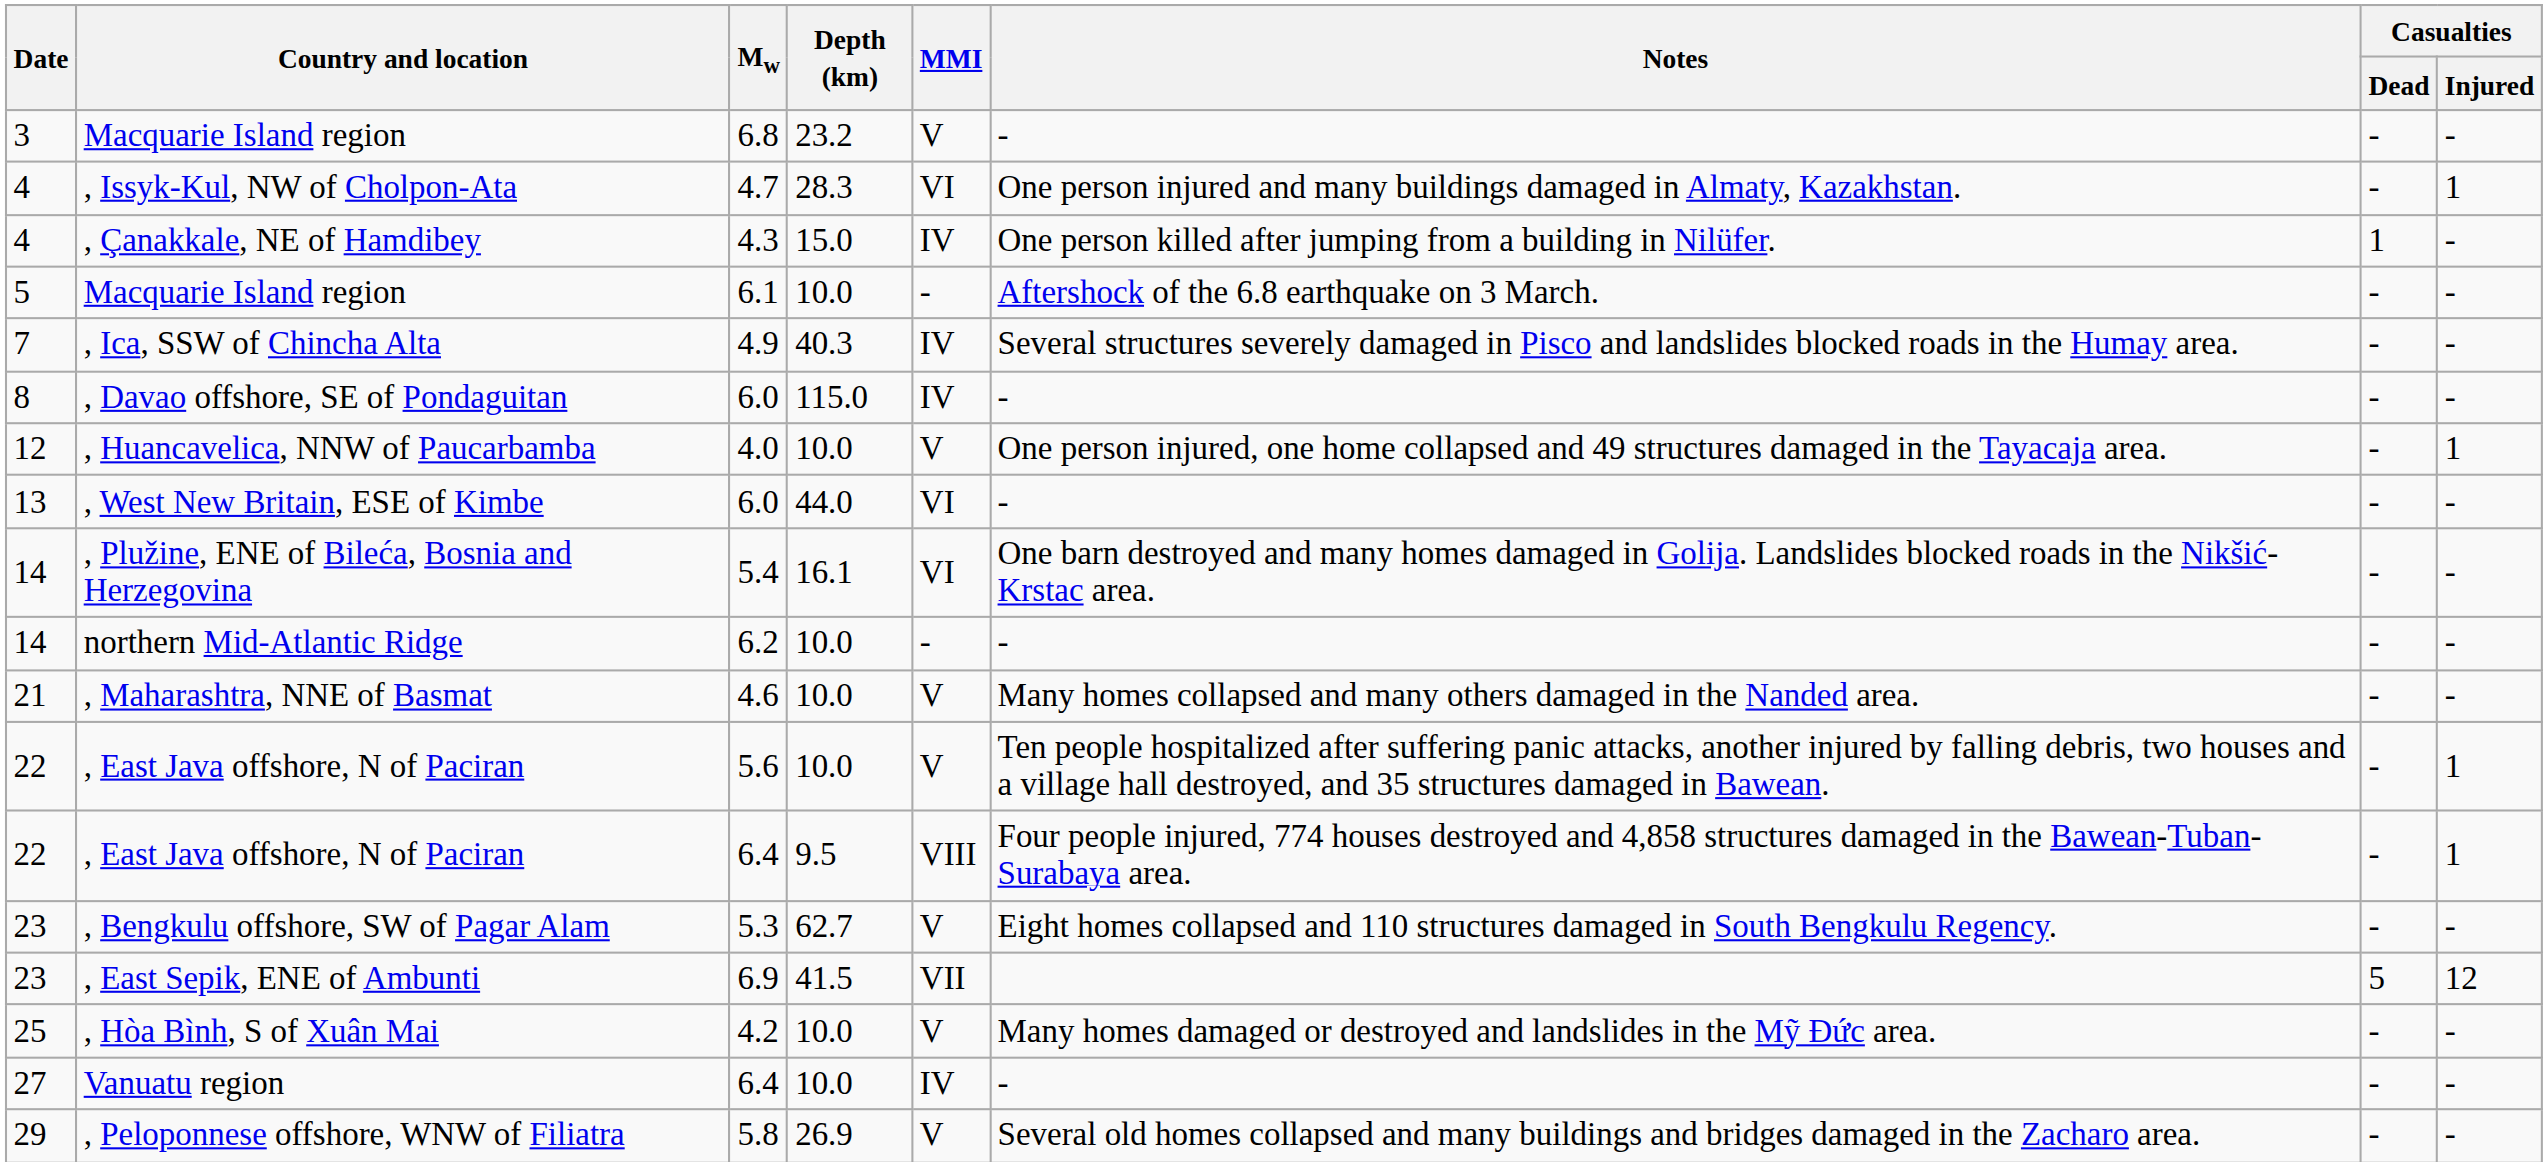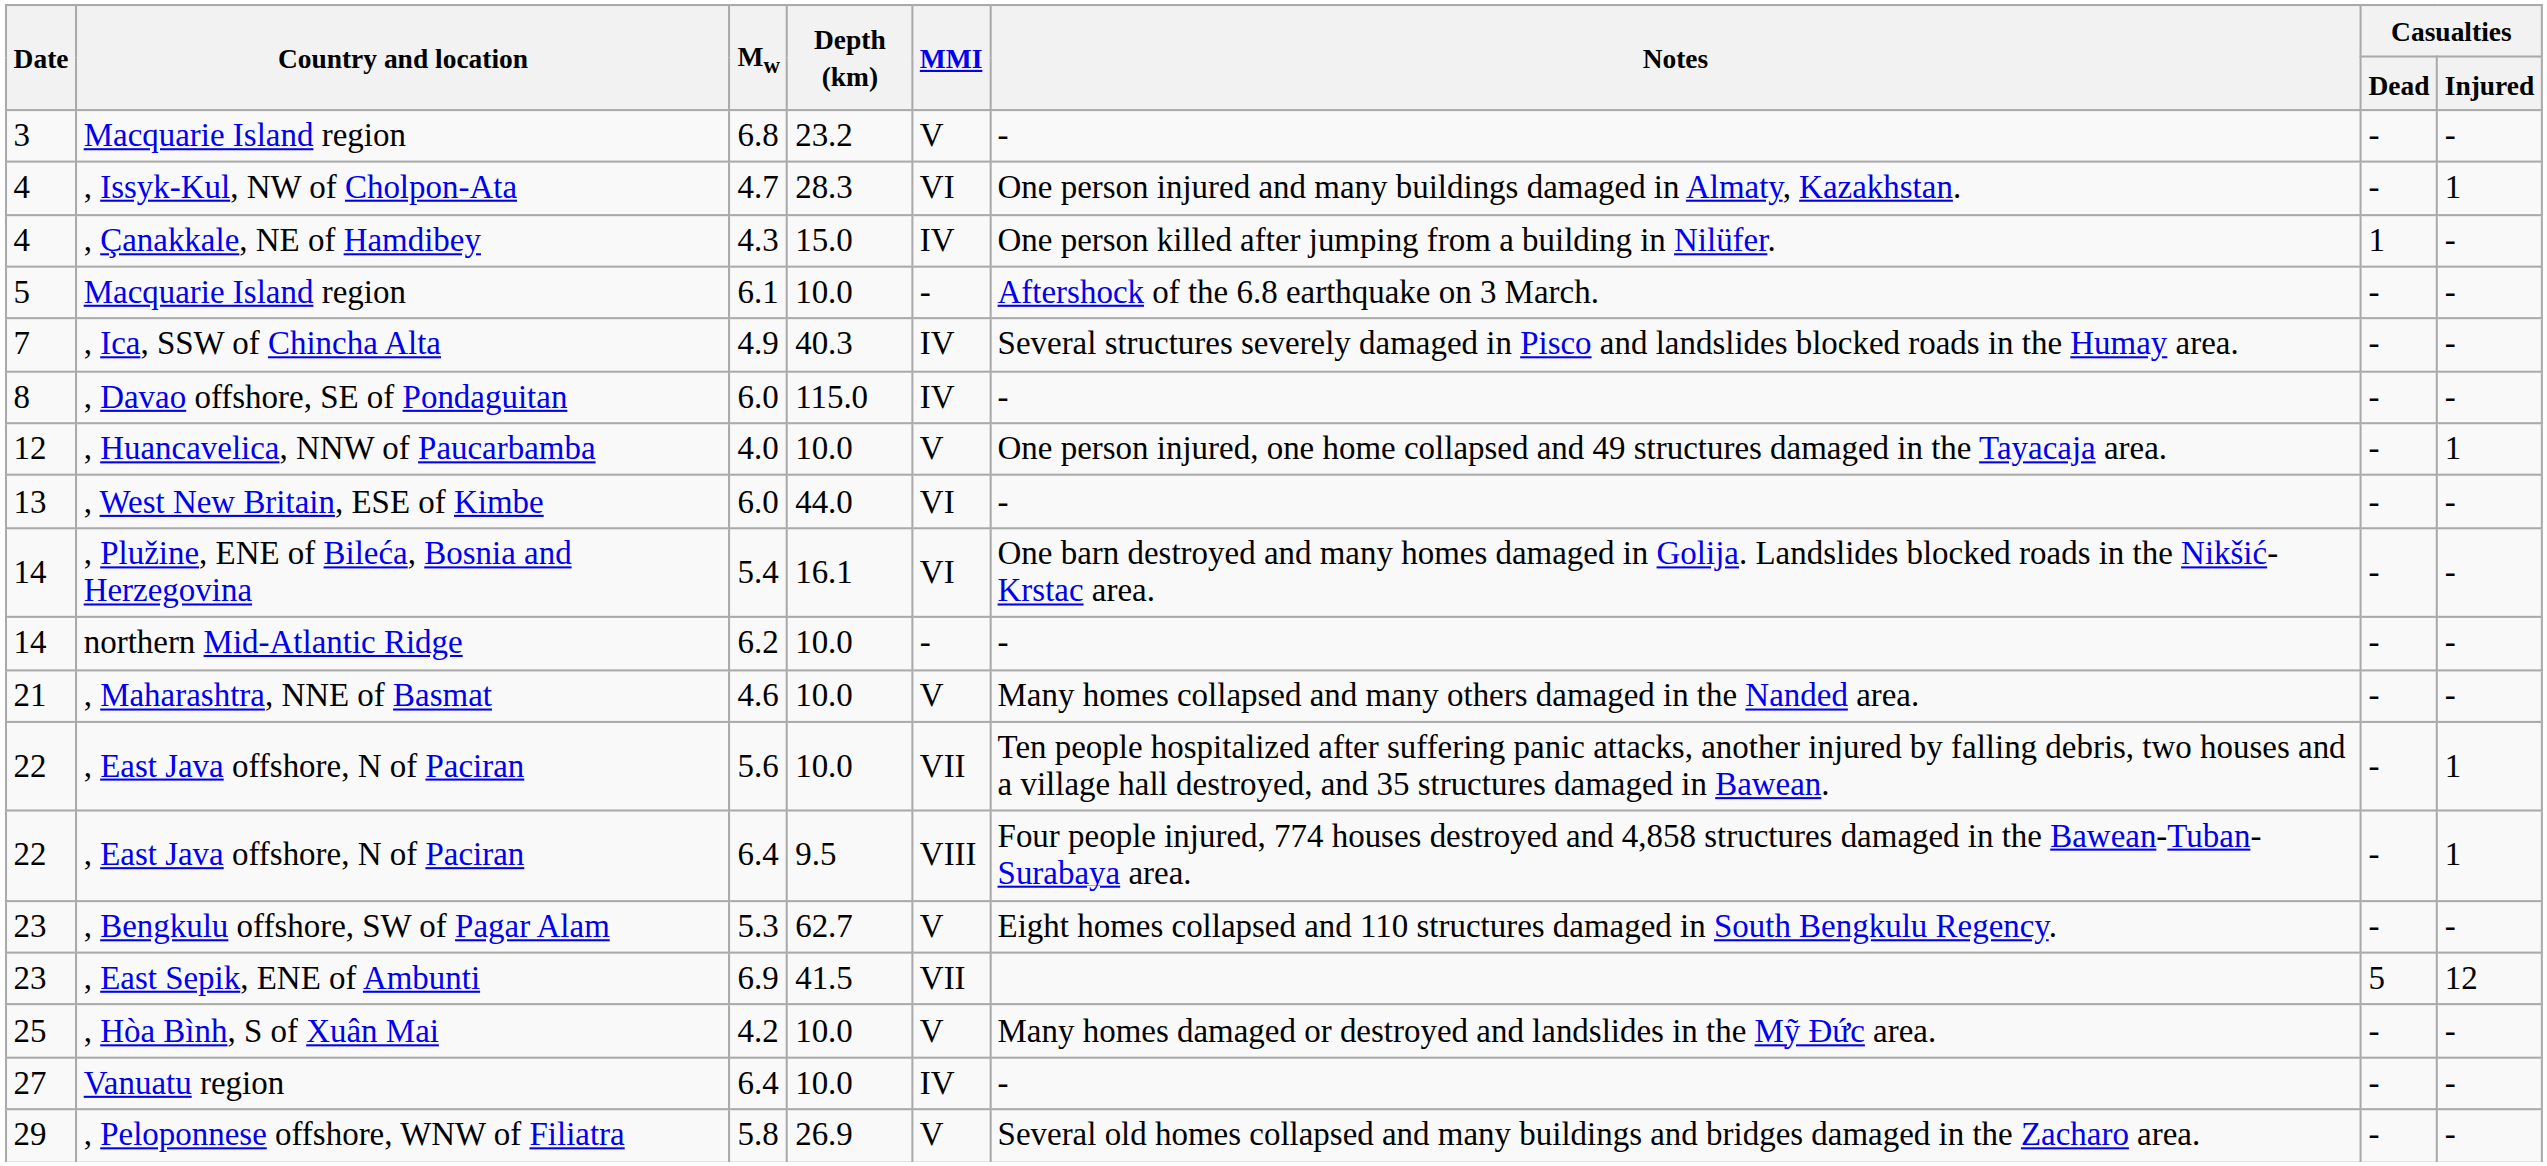(932, 765) V -> (943, 765) VII
